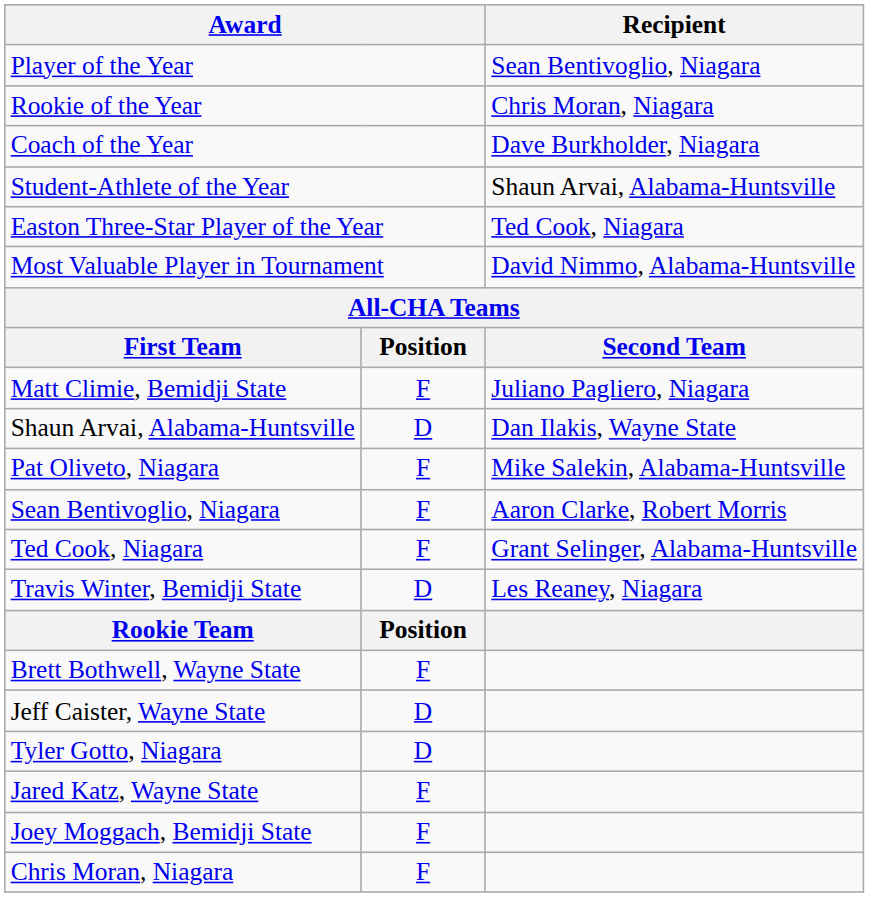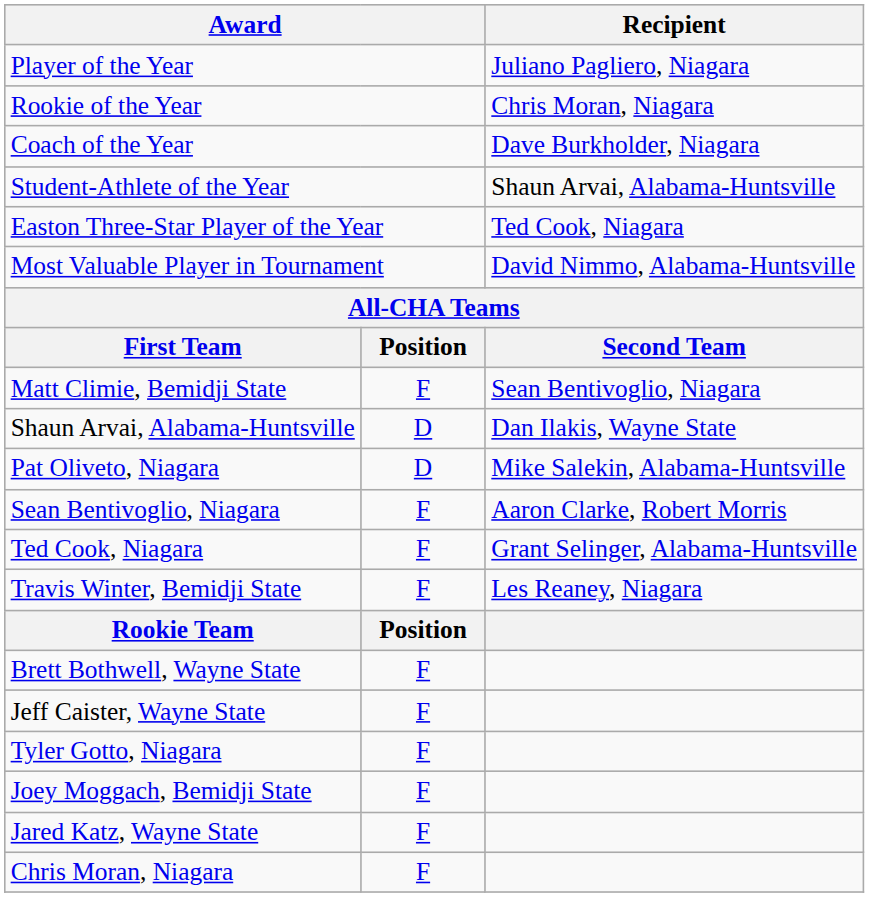(626, 65) Sean Bentivoglio, Niagara -> (620, 65) Juliano Pagliero, Niagara
(620, 387) Juliano Pagliero, Niagara -> (626, 387) Sean Bentivoglio, Niagara
(423, 468) F -> (423, 468) D
(423, 589) D -> (423, 589) F
(423, 710) D -> (423, 710) F
(423, 750) D -> (423, 750) F
rows swapped: (134, 791) <-> (161, 831)
